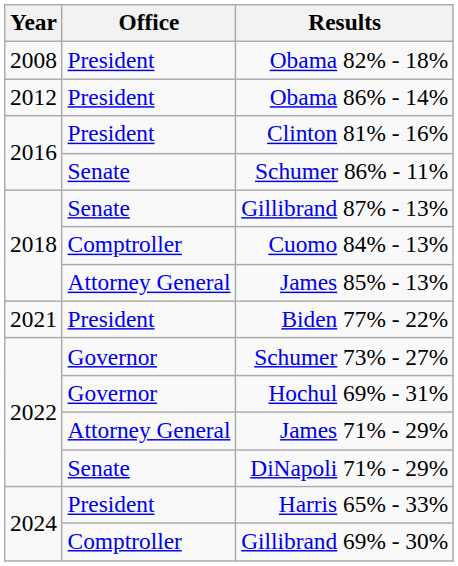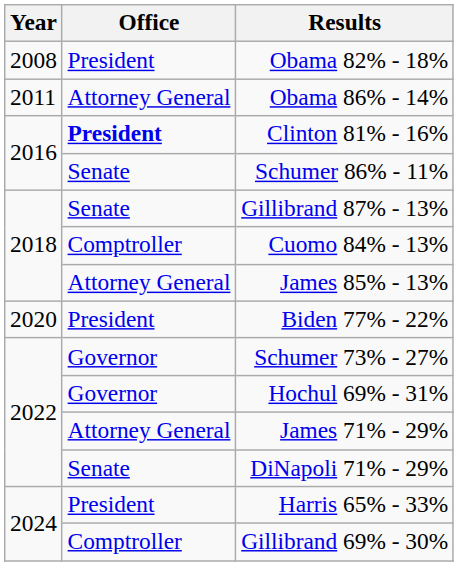(33, 97) 2012 -> (33, 97) 2011
(111, 97) President -> (149, 97) Attorney General
(111, 134) normal -> (115, 134) bold
(33, 319) 2021 -> (33, 319) 2020
